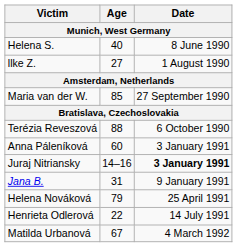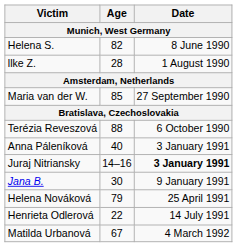(117, 46) 40 -> (117, 46) 82
(117, 64) 27 -> (117, 64) 28
(117, 146) 60 -> (117, 146) 40
(117, 181) 31 -> (117, 181) 30
